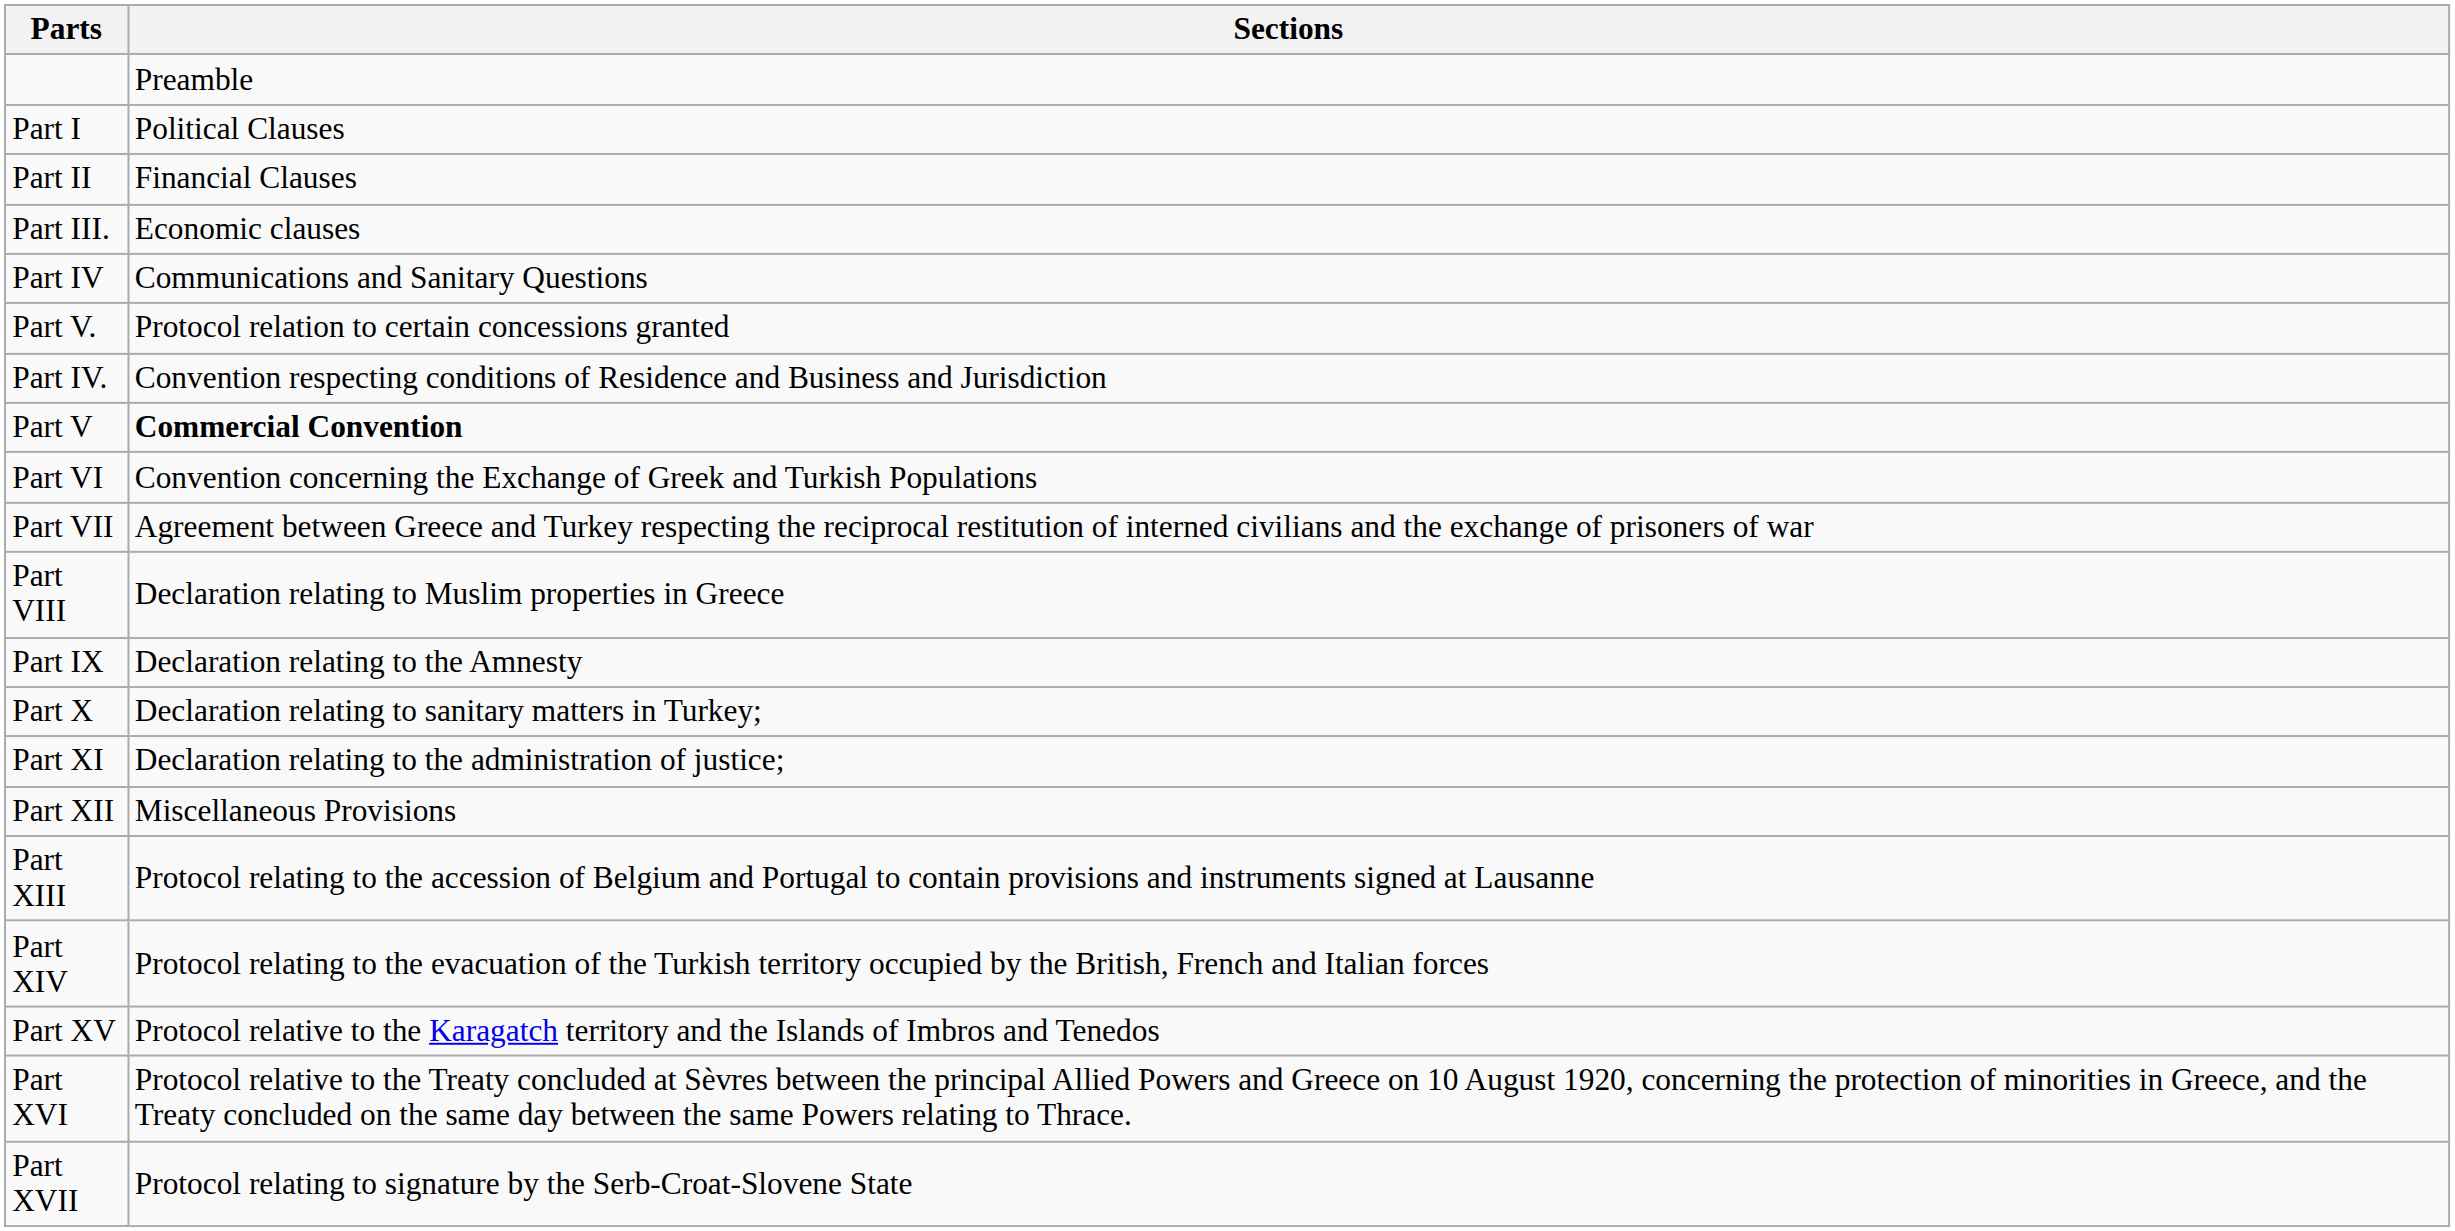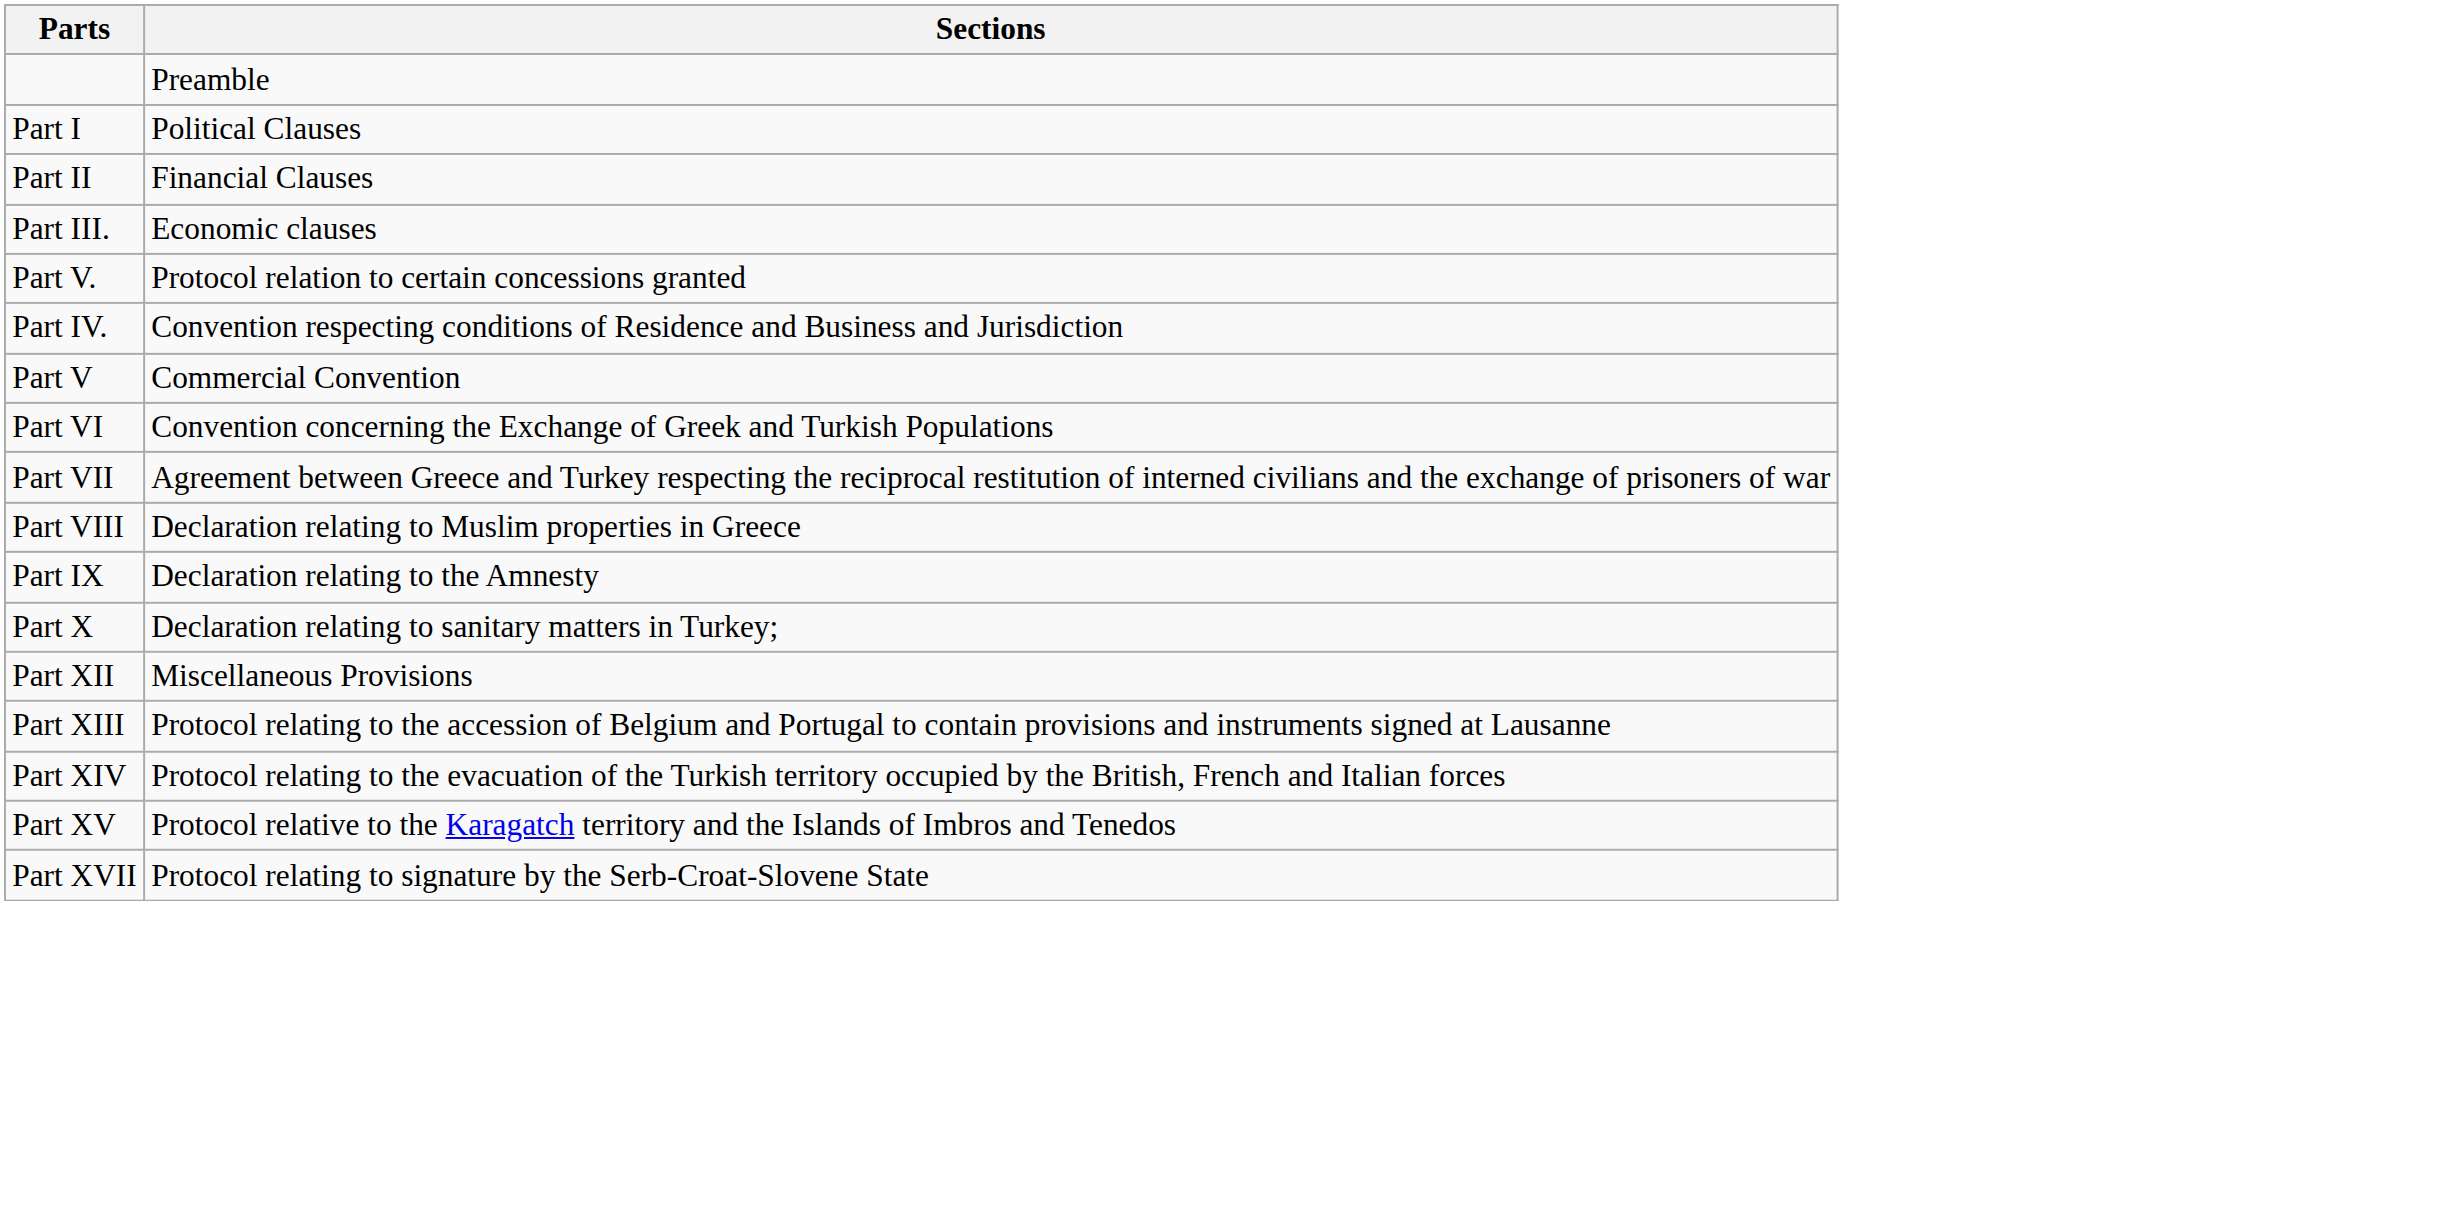- row: (58, 278)
(299, 427) bold -> (306, 377) normal
- row: (58, 760)
- row: (40, 1097)
